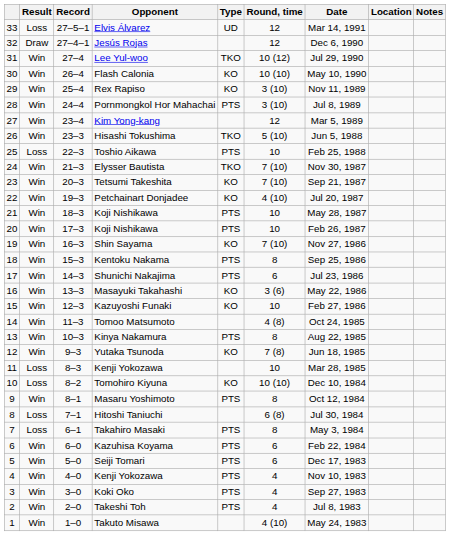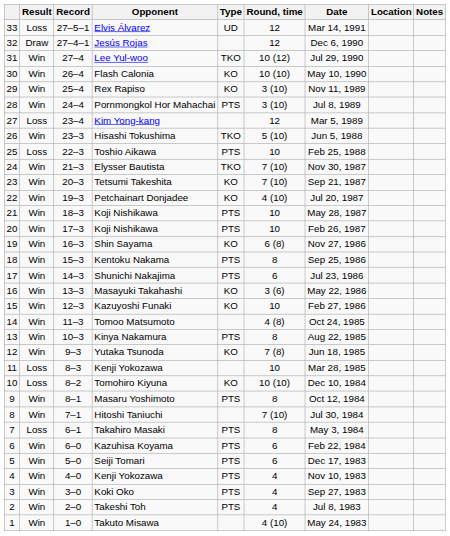(37, 120) Win -> (37, 120) Loss
(275, 244) 7 (10) -> (275, 244) 6 (8)
(37, 414) Loss -> (37, 414) Win
(275, 414) 6 (8) -> (275, 414) 7 (10)
